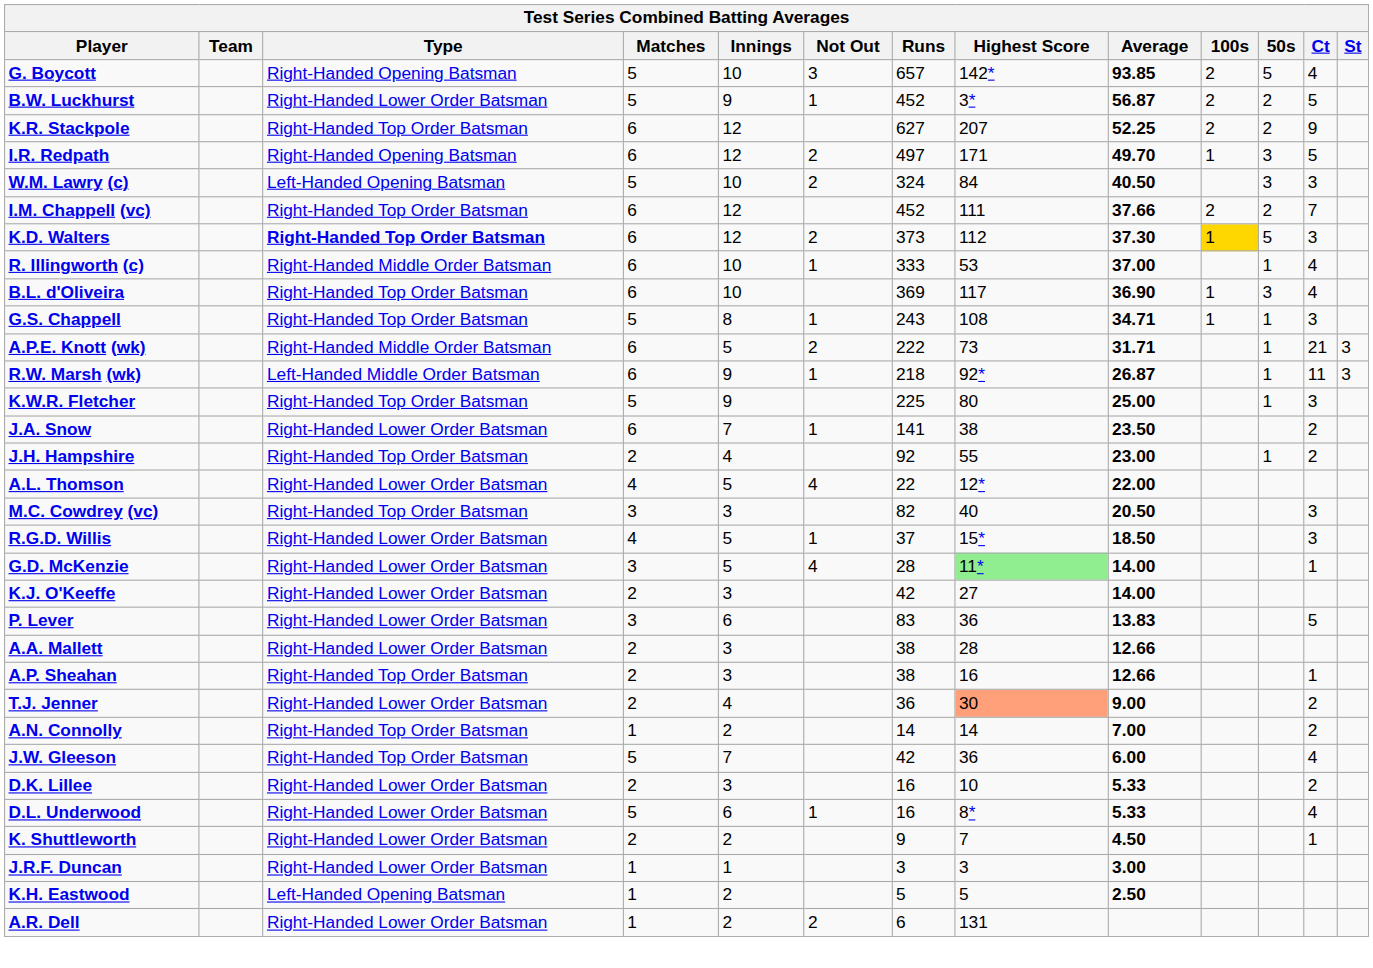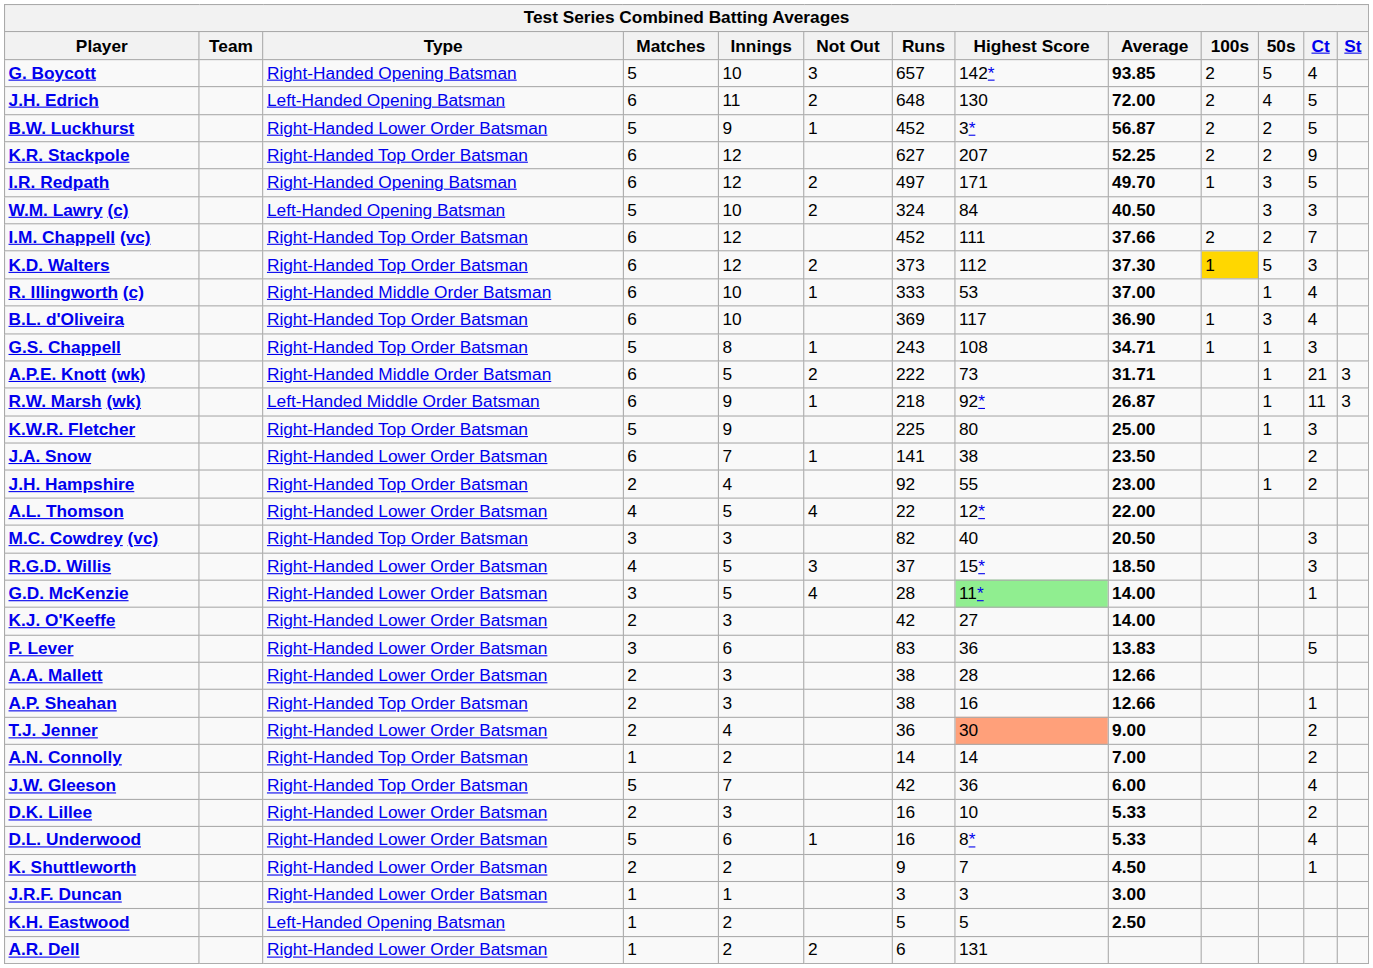+ row: (54, 100)
(406, 237) bold -> (397, 264) normal
(813, 538) 1 -> (813, 566) 3
